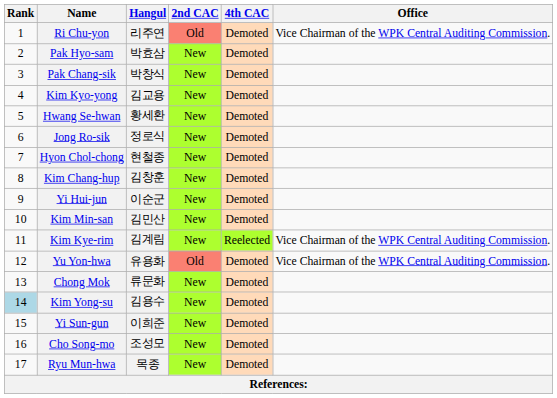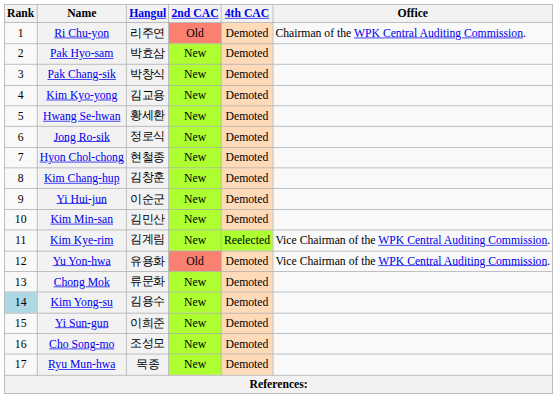(413, 33) Vice Chairman of the WPK Central Auditing Commission. -> (401, 33) Chairman of the WPK Central Auditing Commission.
